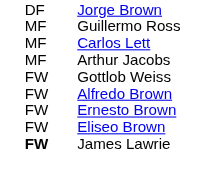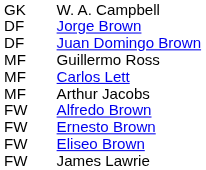+ row: (108, 9)
+ row: (129, 43)
- row: (124, 77)
(36, 144) bold -> (16, 161) normal
